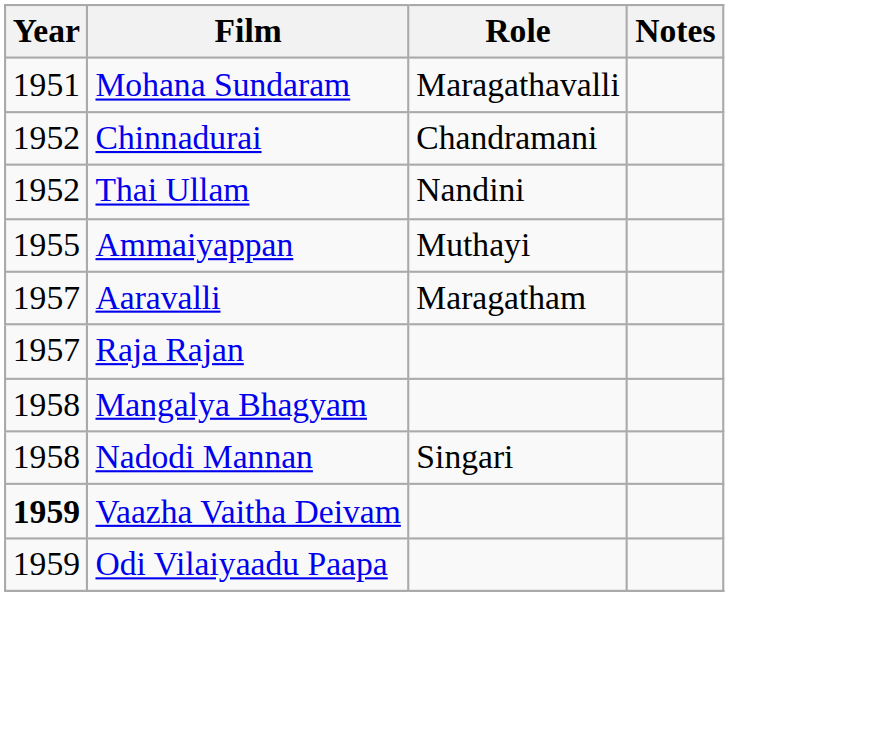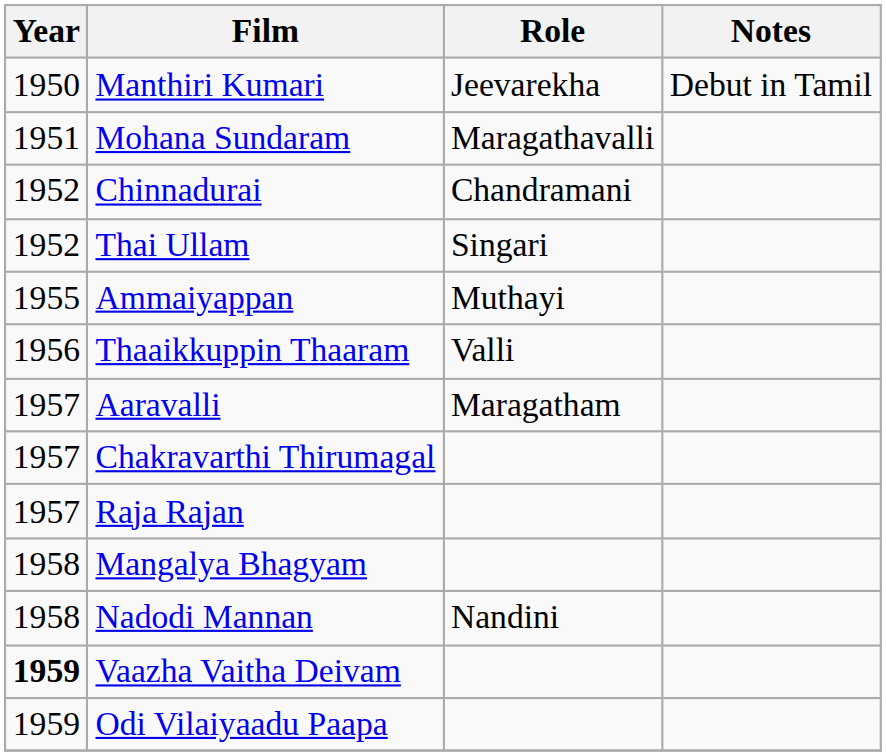+ row: (210, 84)
(470, 191) Nandini -> (499, 244) Singari
+ row: (252, 350)
+ row: (265, 457)
(465, 457) Singari -> (505, 617) Nandini
